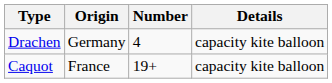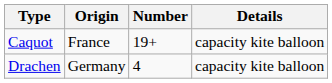rows swapped: (30, 66) <-> (34, 41)
